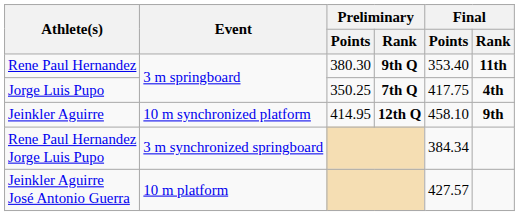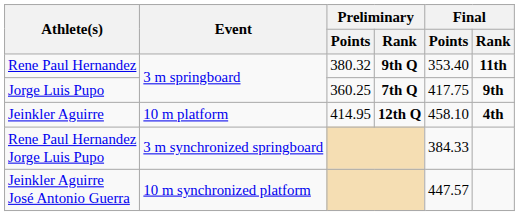(351, 66) 380.30 -> (351, 66) 380.32
(351, 90) 350.25 -> (351, 90) 360.25
(493, 90) 4th -> (493, 90) 9th
(227, 114) 10 m synchronized platform -> (186, 114) 10 m platform
(493, 114) 9th -> (493, 114) 4th
(449, 148) 384.34 -> (449, 148) 384.33
(186, 190) 10 m platform -> (227, 190) 10 m synchronized platform
(449, 190) 427.57 -> (449, 190) 447.57
